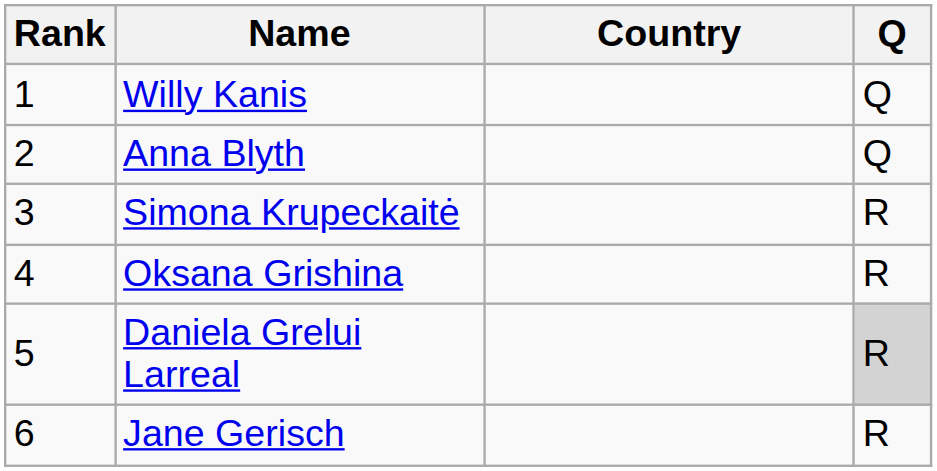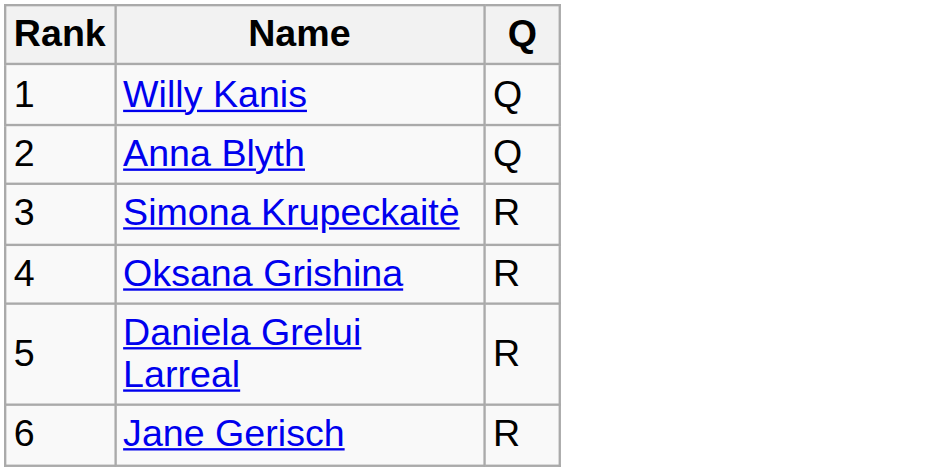- column: (669, 34)
(876, 353) lightgrey background -> (507, 353) no background
